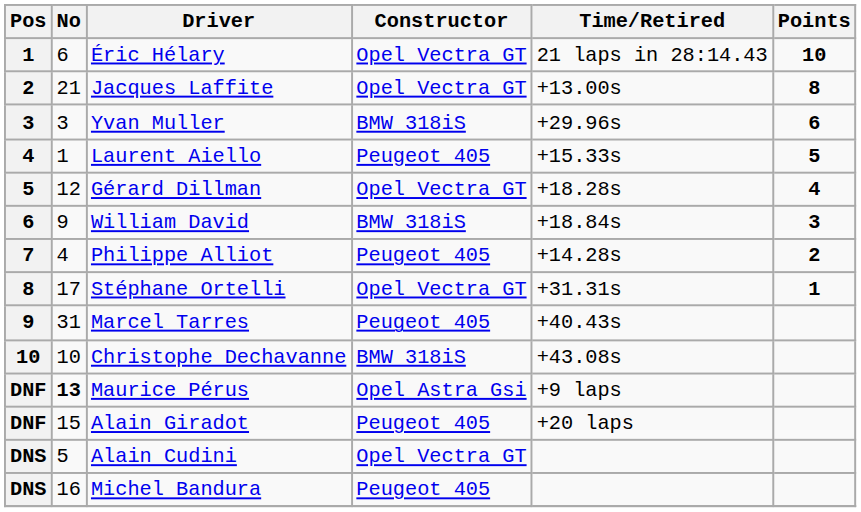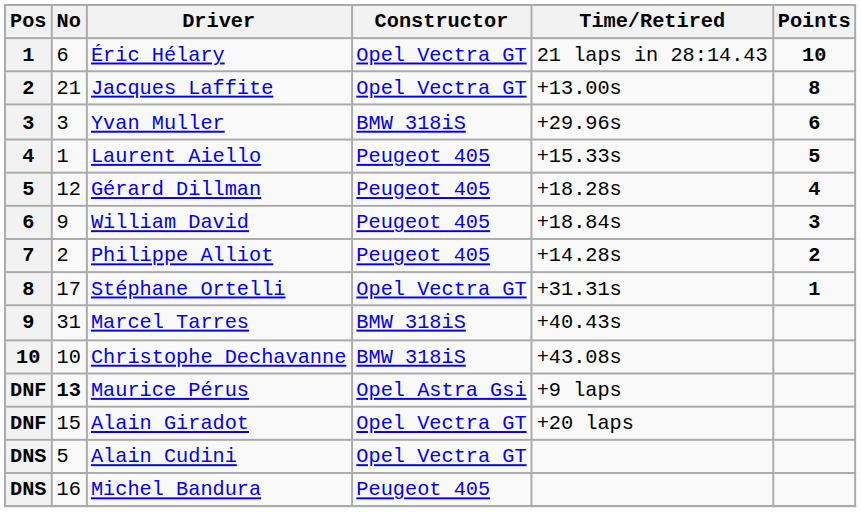(441, 189) Opel Vectra GT -> (423, 189) Peugeot 405
(411, 223) BMW 318iS -> (423, 223) Peugeot 405
(63, 256) 4 -> (63, 256) 2
(423, 323) Peugeot 405 -> (411, 323) BMW 318iS
(423, 424) Peugeot 405 -> (441, 424) Opel Vectra GT
